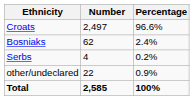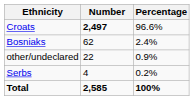(95, 27) normal -> (95, 27) bold
rows swapped: (19, 57) <-> (43, 73)
